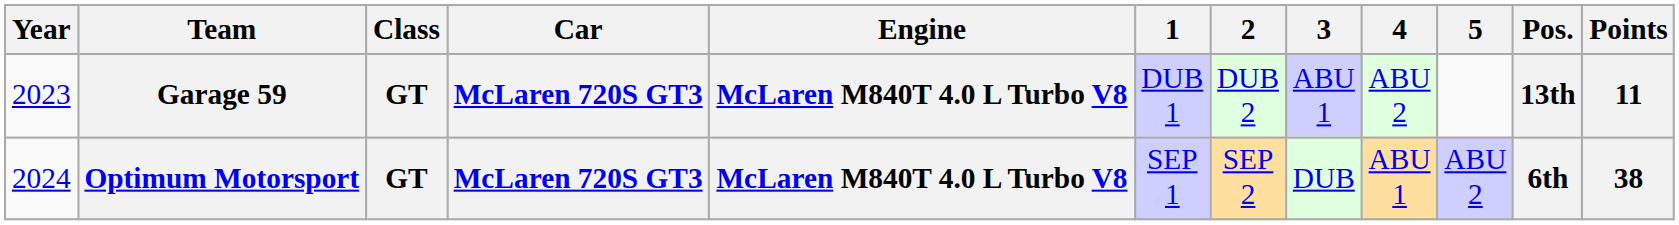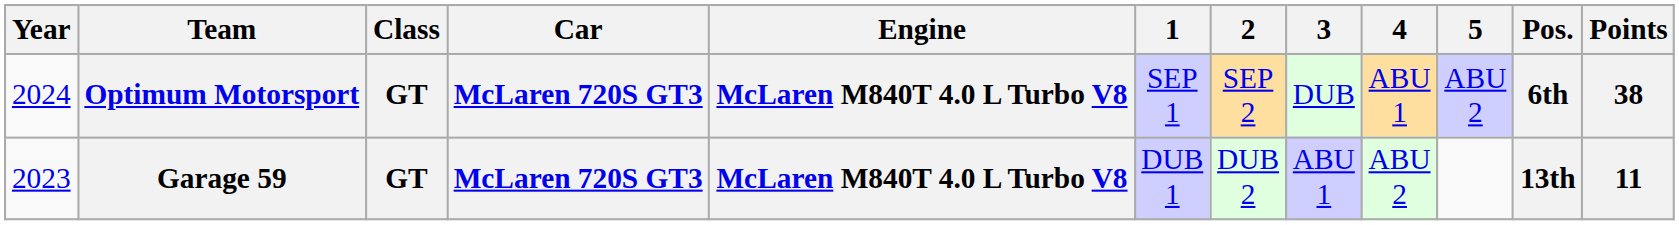rows swapped: (222, 94) <-> (222, 178)
